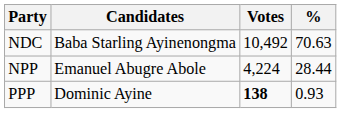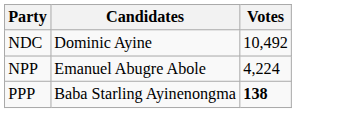- column: (313, 17)
(145, 42) Baba Starling Ayinenongma -> (103, 42) Dominic Ayine
(103, 94) Dominic Ayine -> (145, 94) Baba Starling Ayinenongma
